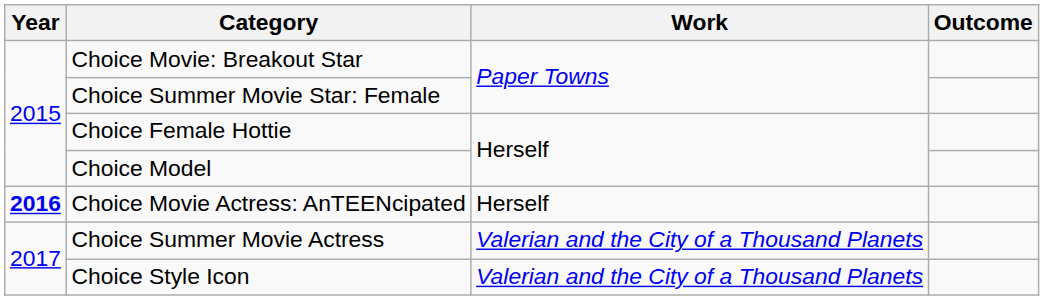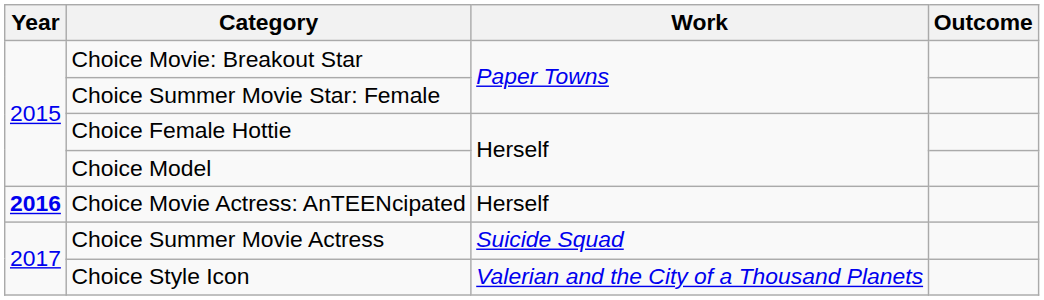(700, 240) Valerian and the City of a Thousand Planets -> (550, 240) Suicide Squad
